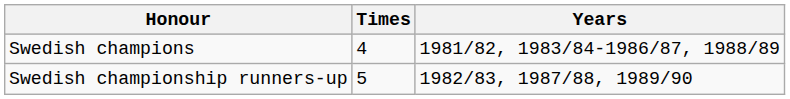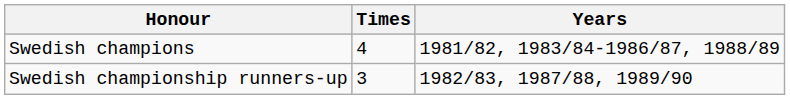(362, 79) 5 -> (362, 79) 3
